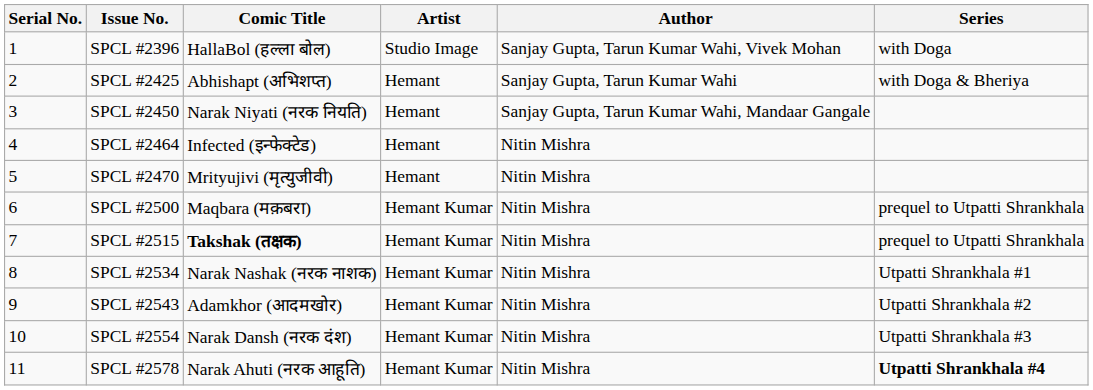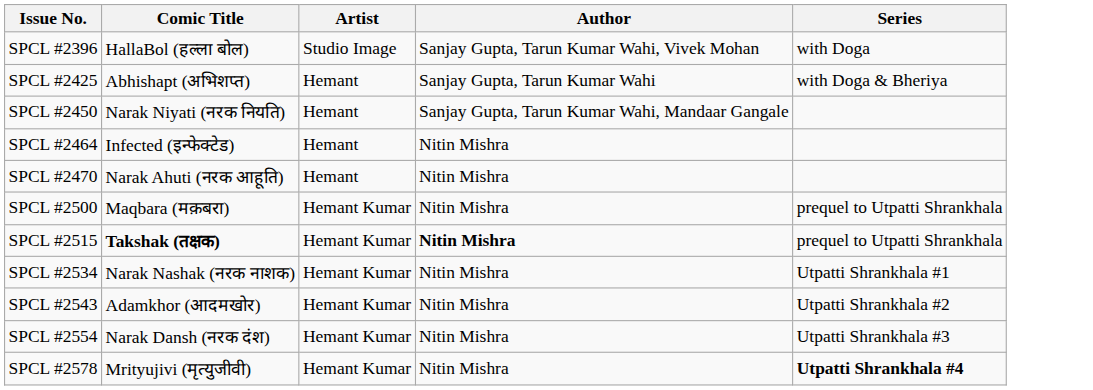- column: (45, 18)
(260, 177) Mrityujivi (मृत्युजीवी) -> (195, 177) Narak Ahuti (नरक आहूति)
(546, 240) normal -> (467, 240) bold
(276, 369) Narak Ahuti (नरक आहूति) -> (178, 369) Mrityujivi (मृत्युजीवी)
